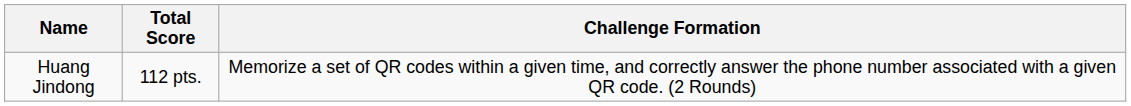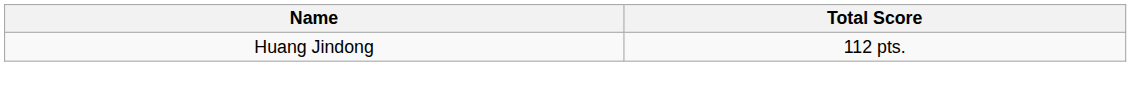- column: (672, 28)
